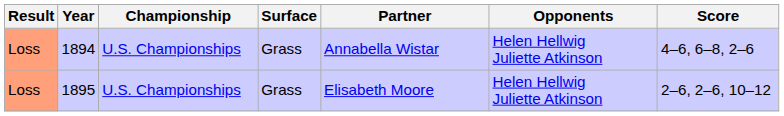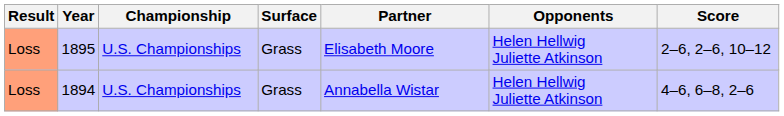rows swapped: (78, 49) <-> (78, 90)
